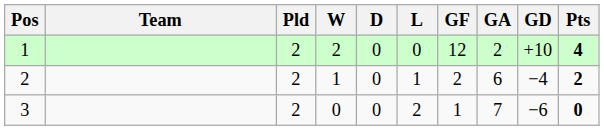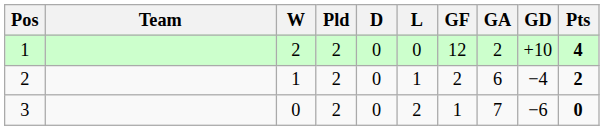columns swapped: (296, 19) <-> (336, 19)
